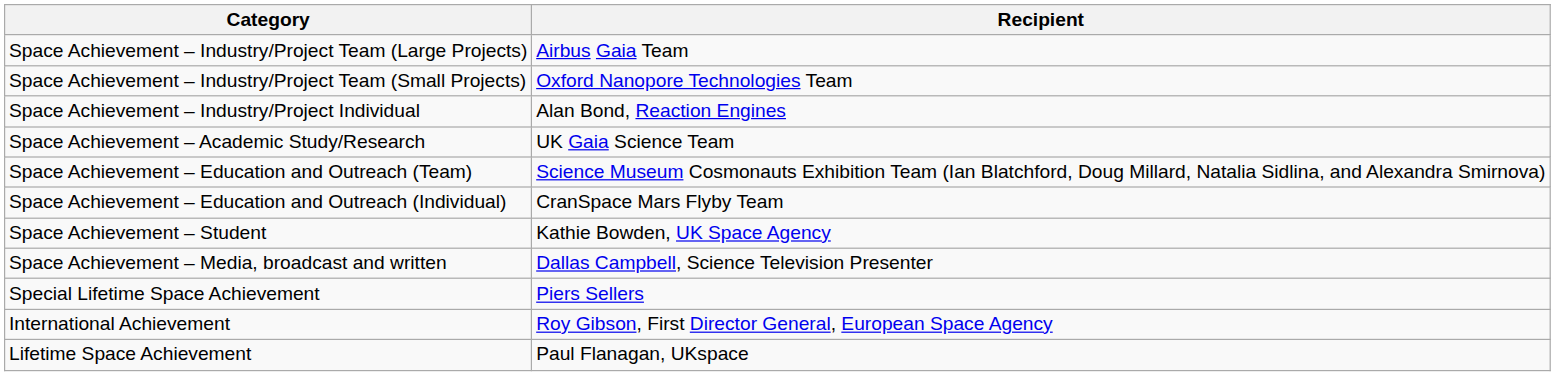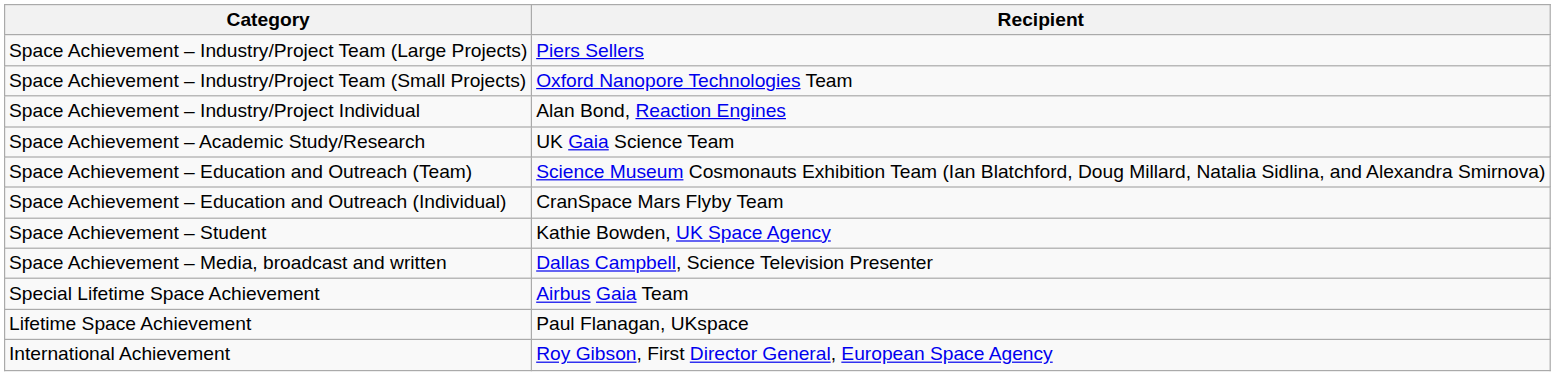(612, 50) Airbus Gaia Team -> (590, 50) Piers Sellers
(590, 293) Piers Sellers -> (612, 293) Airbus Gaia Team
rows swapped: (130, 354) <-> (120, 324)
